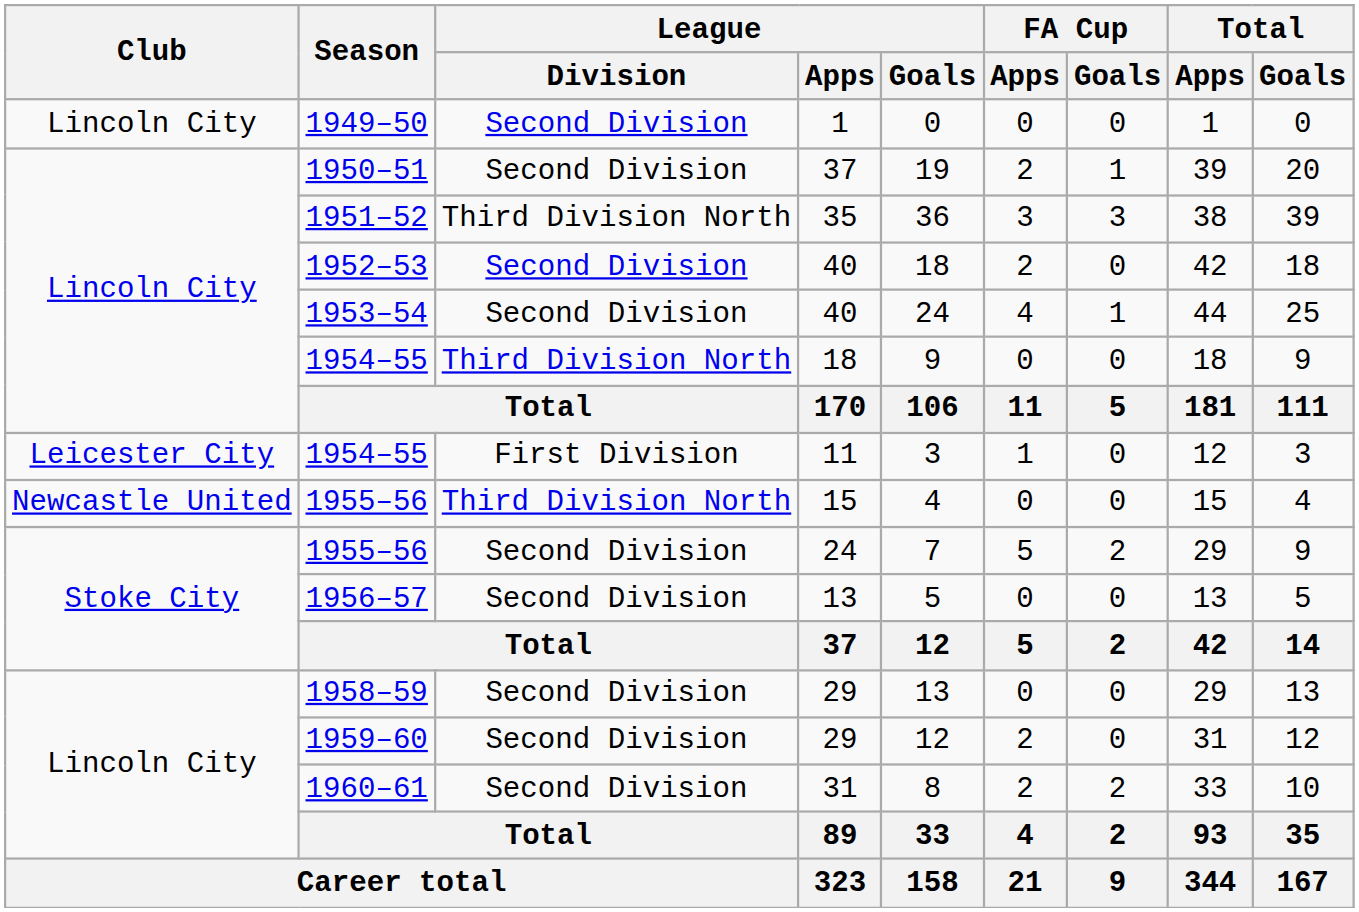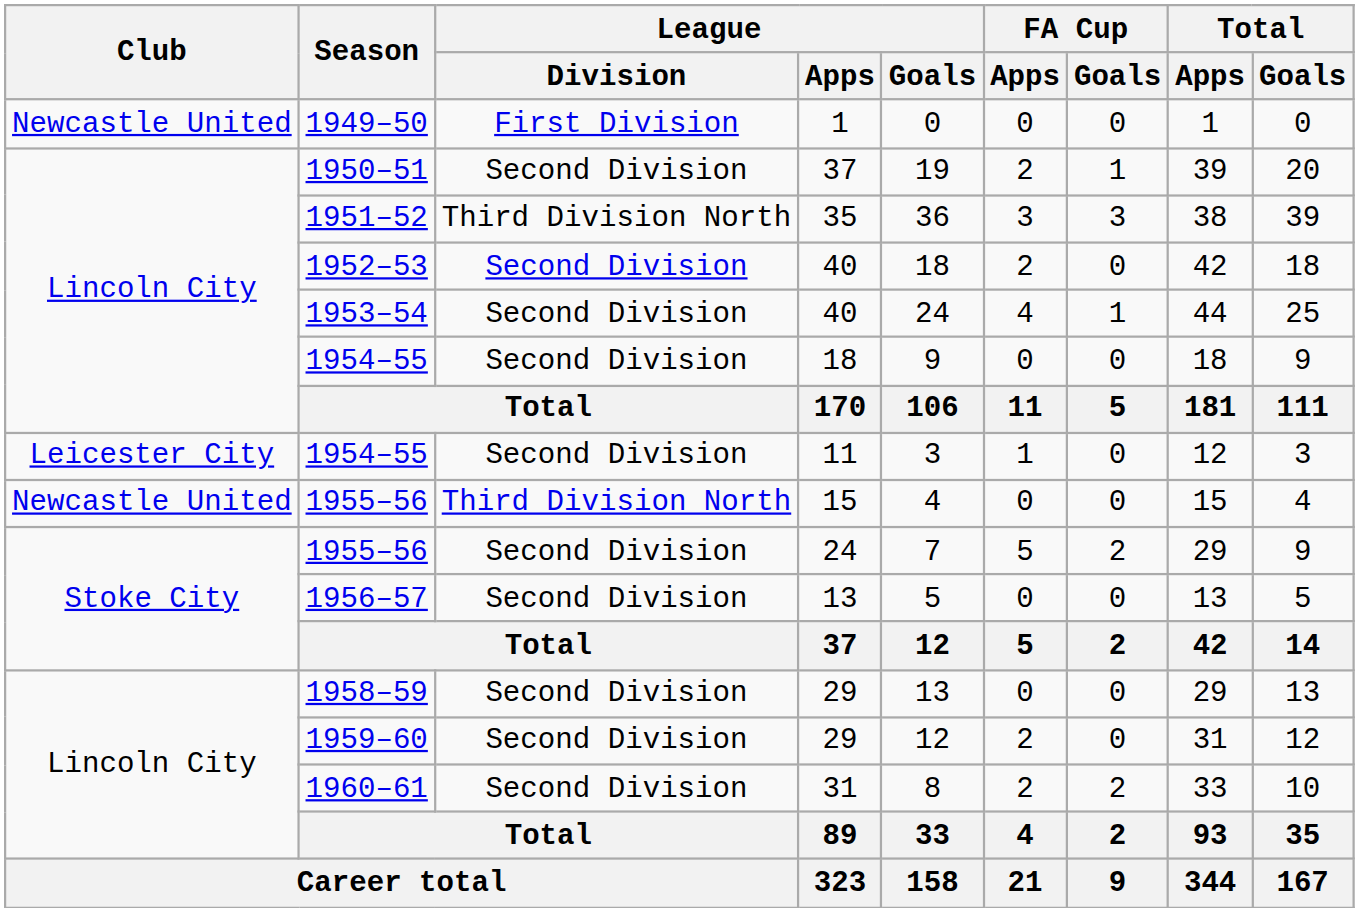(152, 124) Lincoln City -> (152, 124) Newcastle United
(616, 124) Second Division -> (616, 124) First Division
(616, 361) Third Division North -> (616, 361) Second Division
(616, 456) First Division -> (616, 456) Second Division
